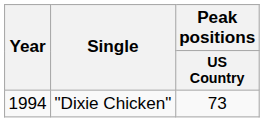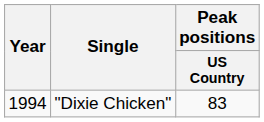(217, 103) 73 -> (217, 103) 83
